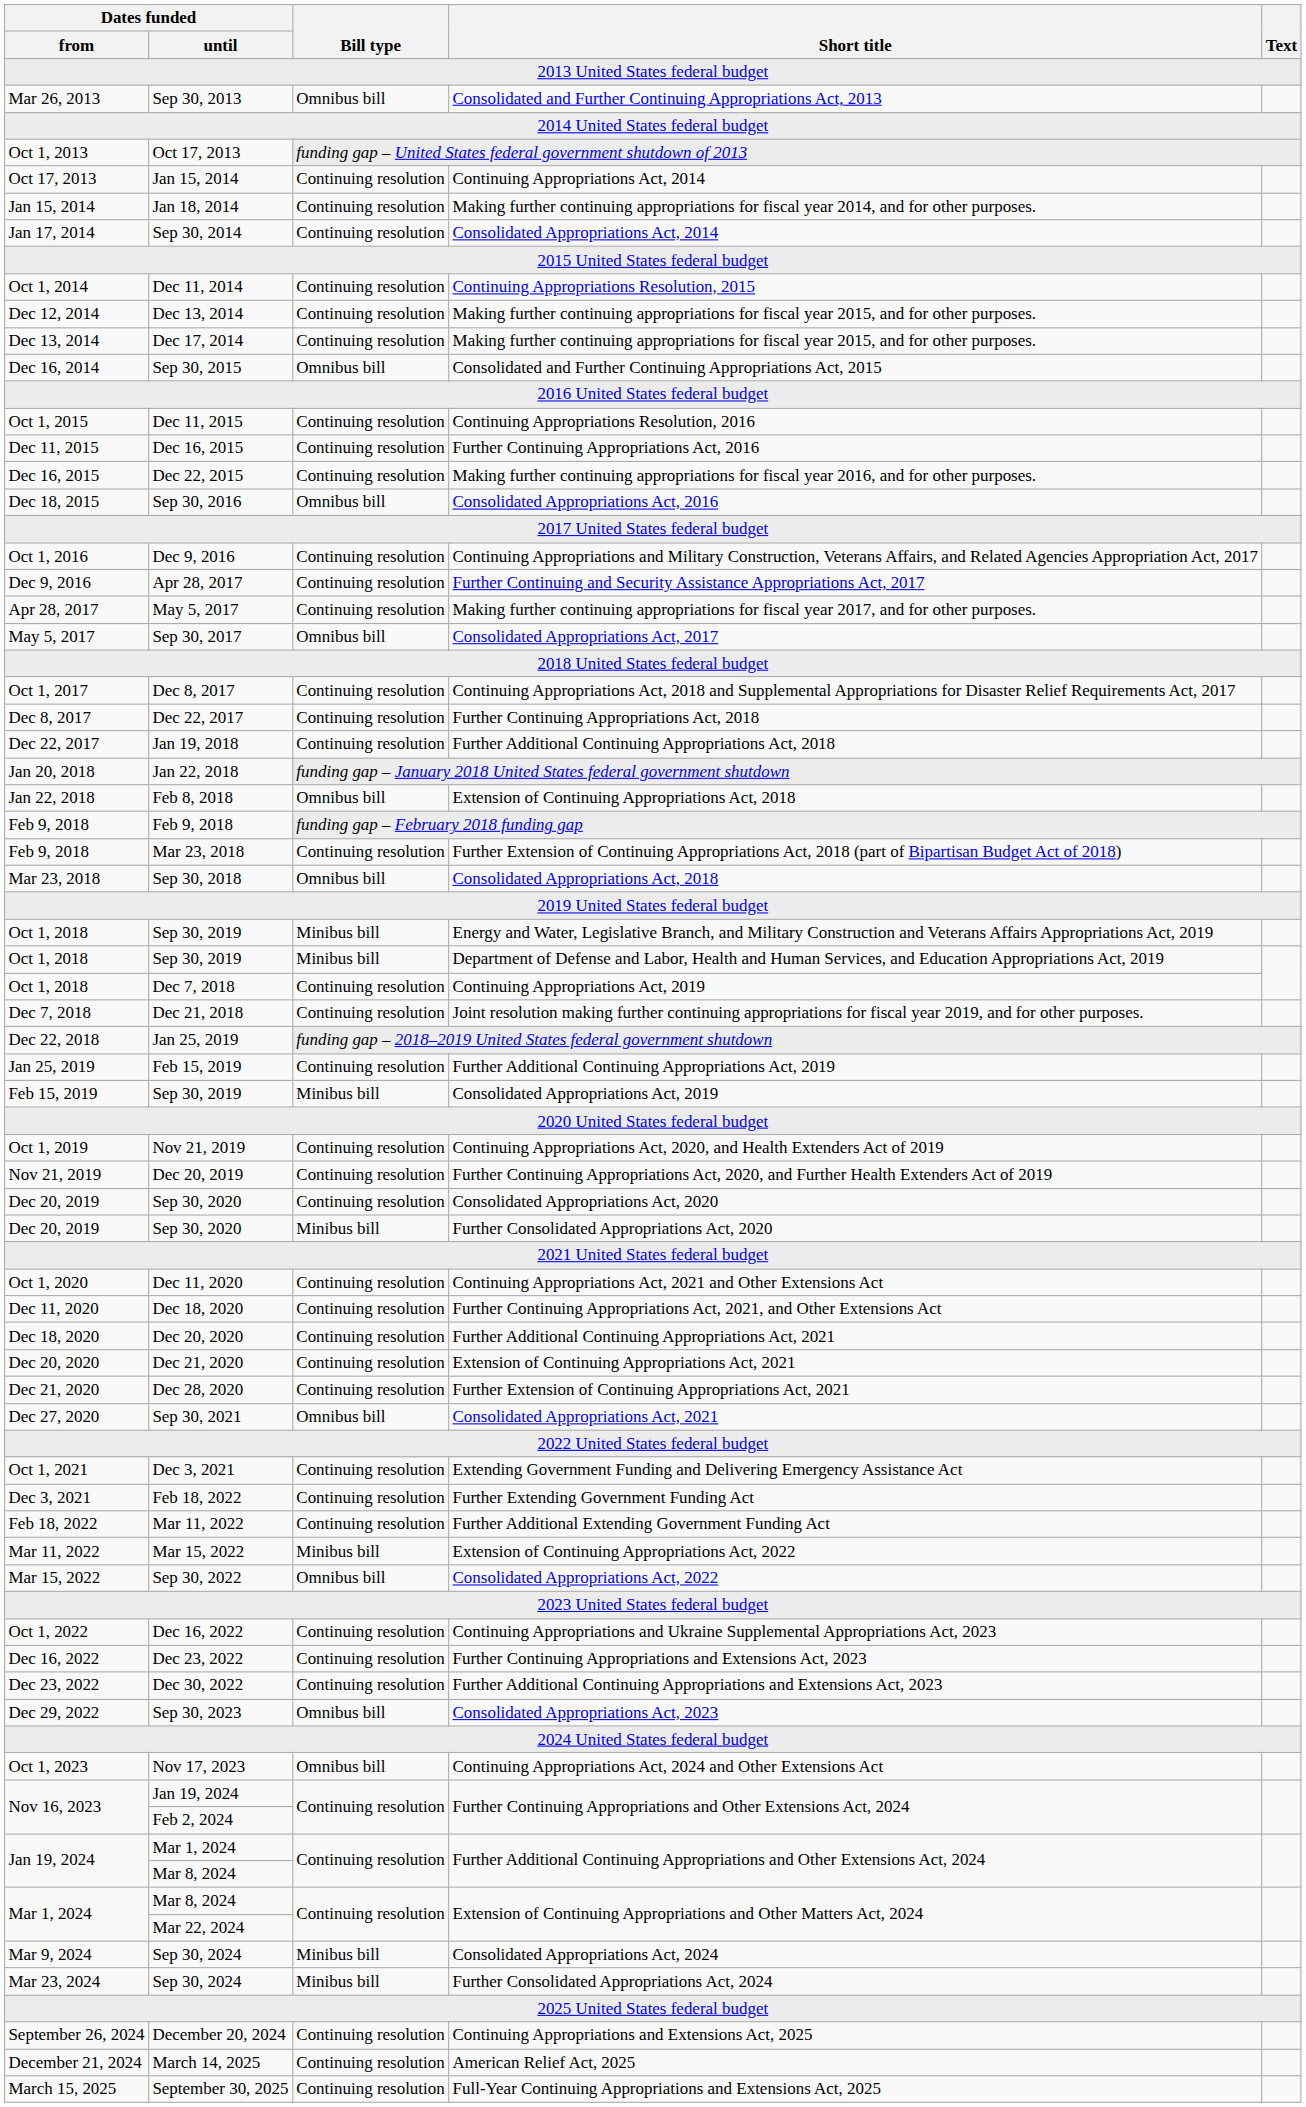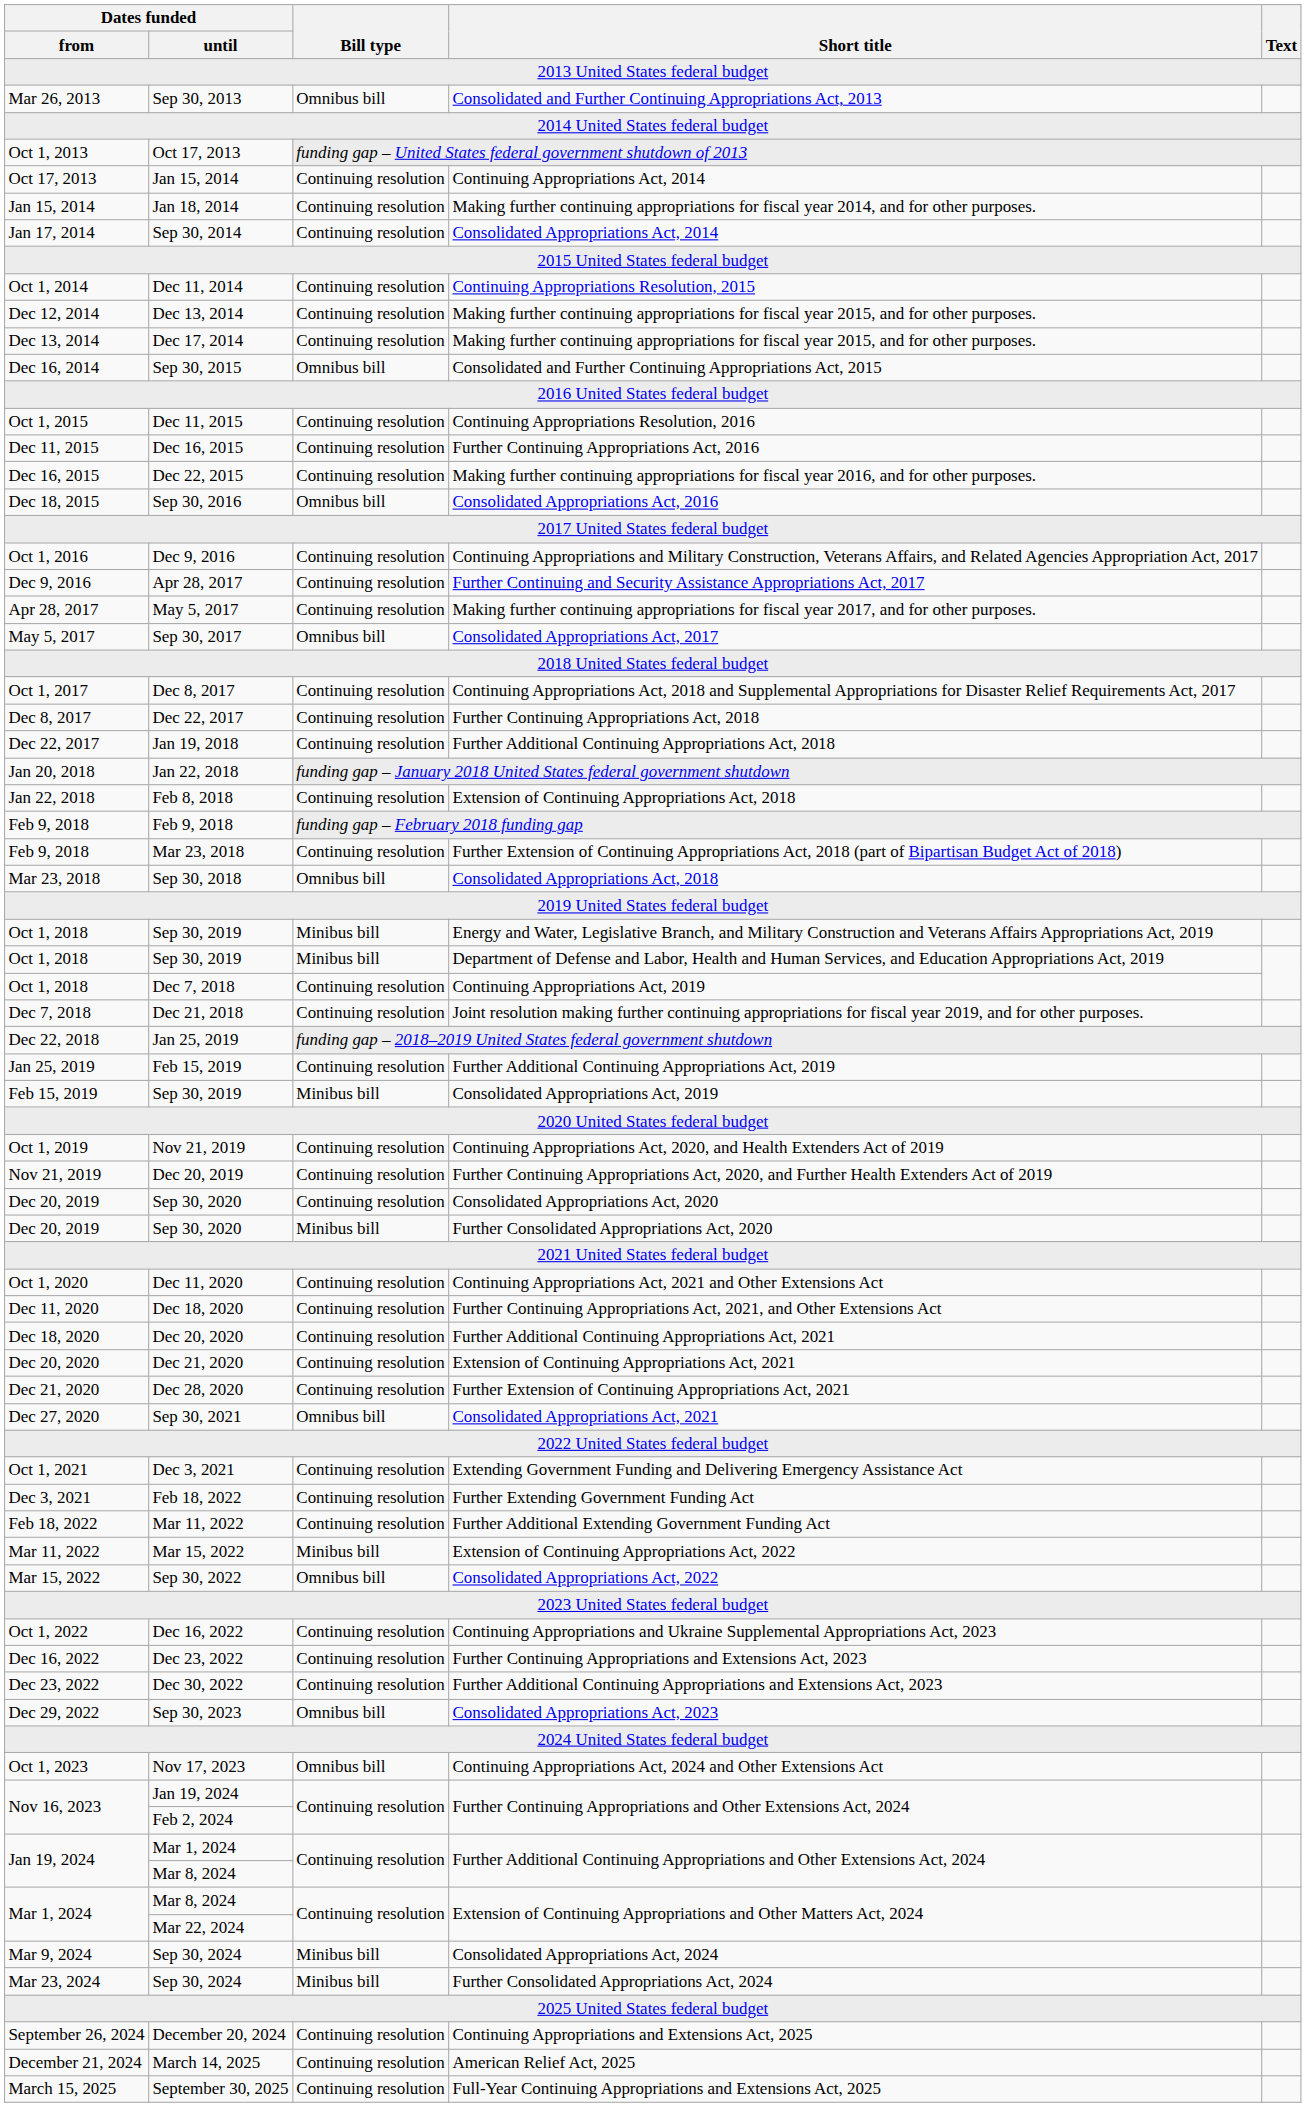(341, 797) Omnibus bill -> (371, 797) Continuing resolution
